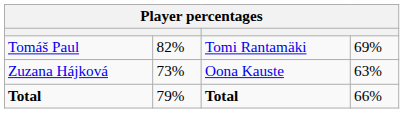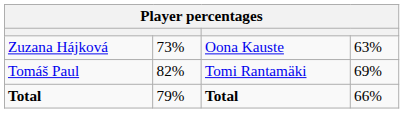rows swapped: (58, 71) <-> (44, 47)
